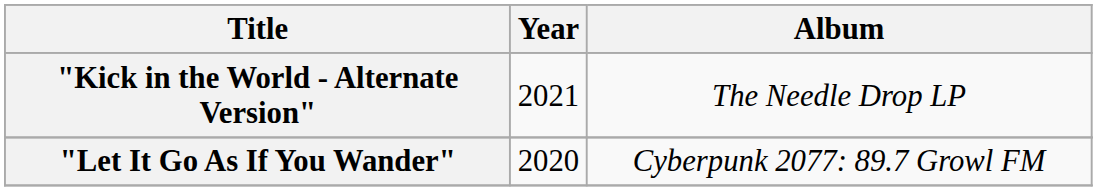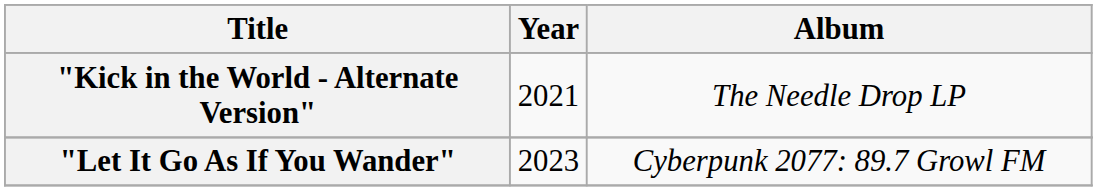(548, 160) 2020 -> (548, 160) 2023
